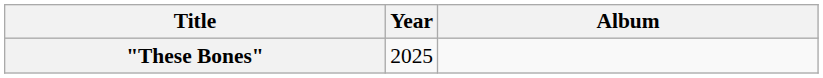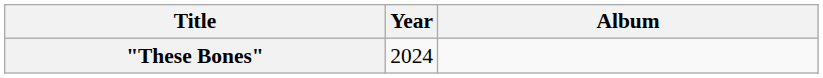(412, 55) 2025 -> (412, 55) 2024
